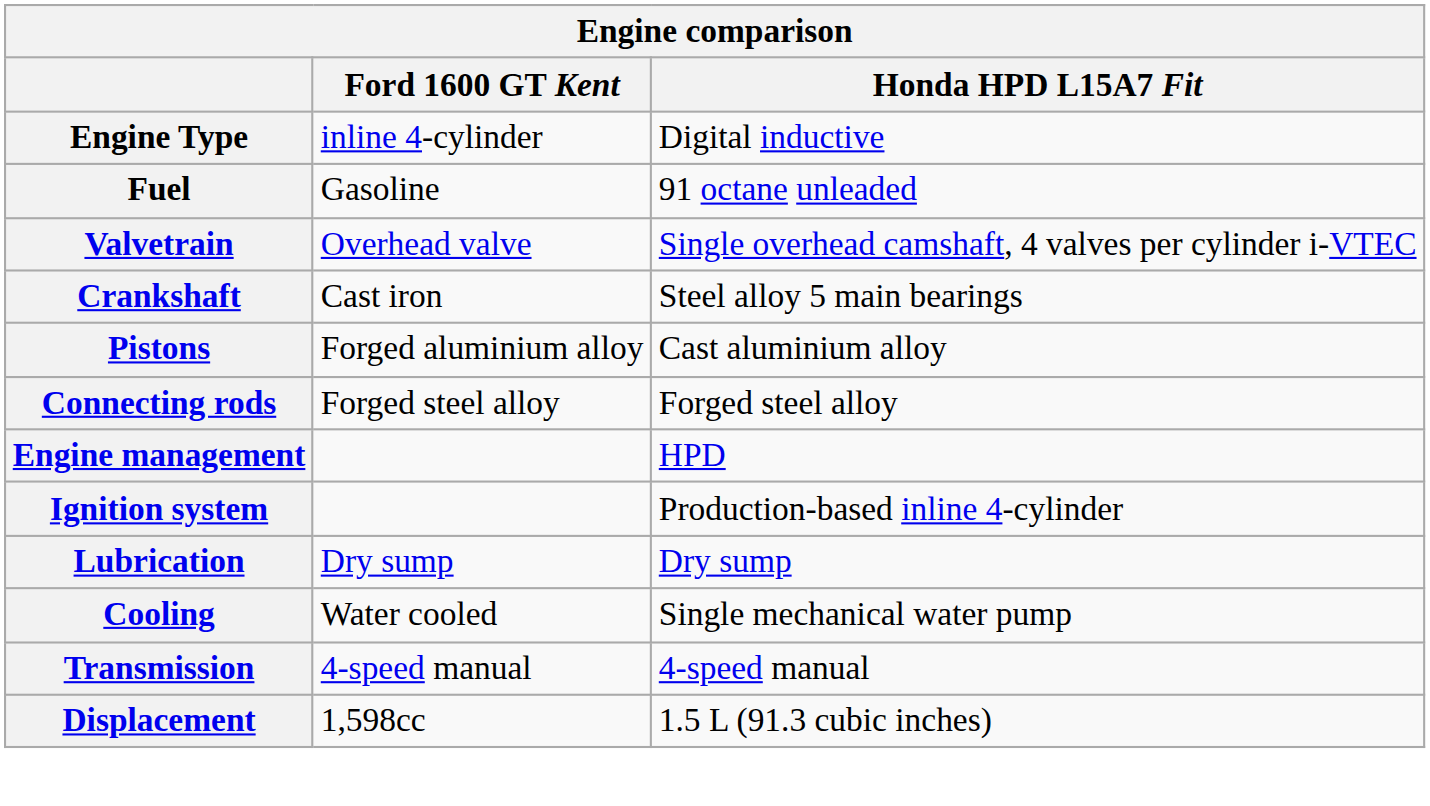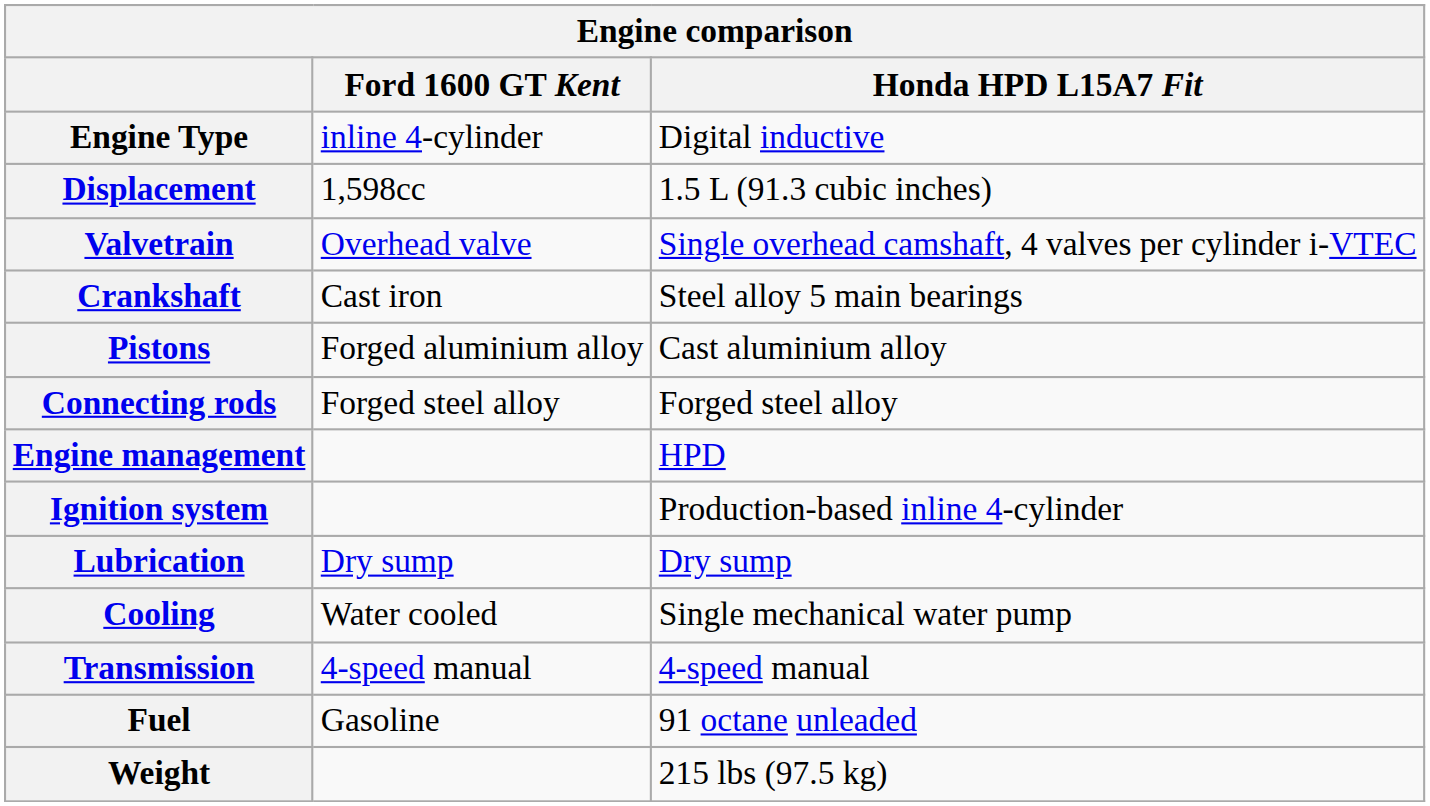rows swapped: (159, 720) <-> (159, 190)
+ row: (159, 773)
